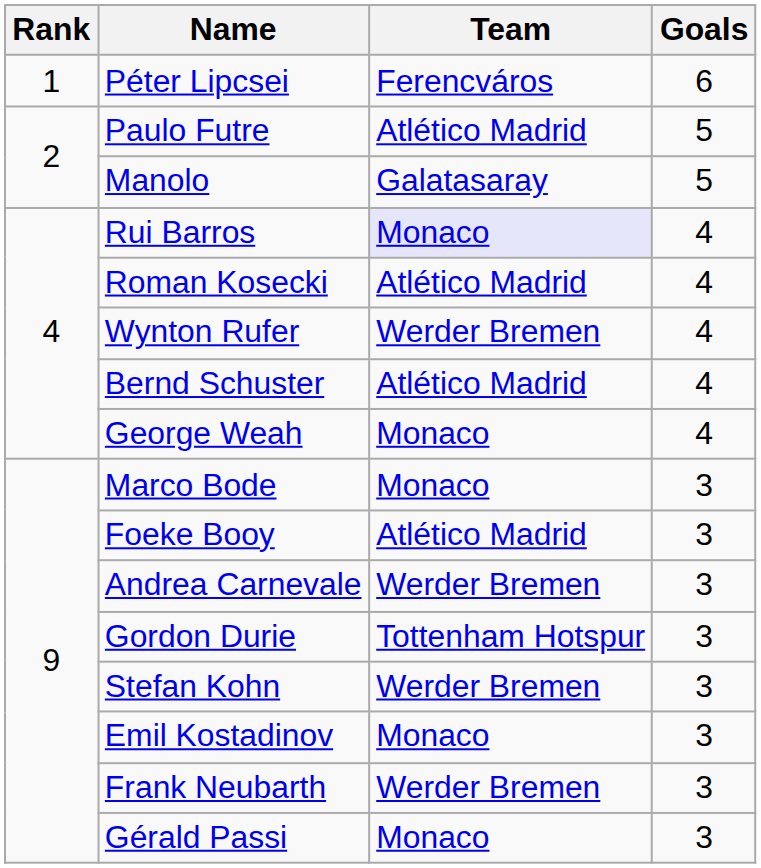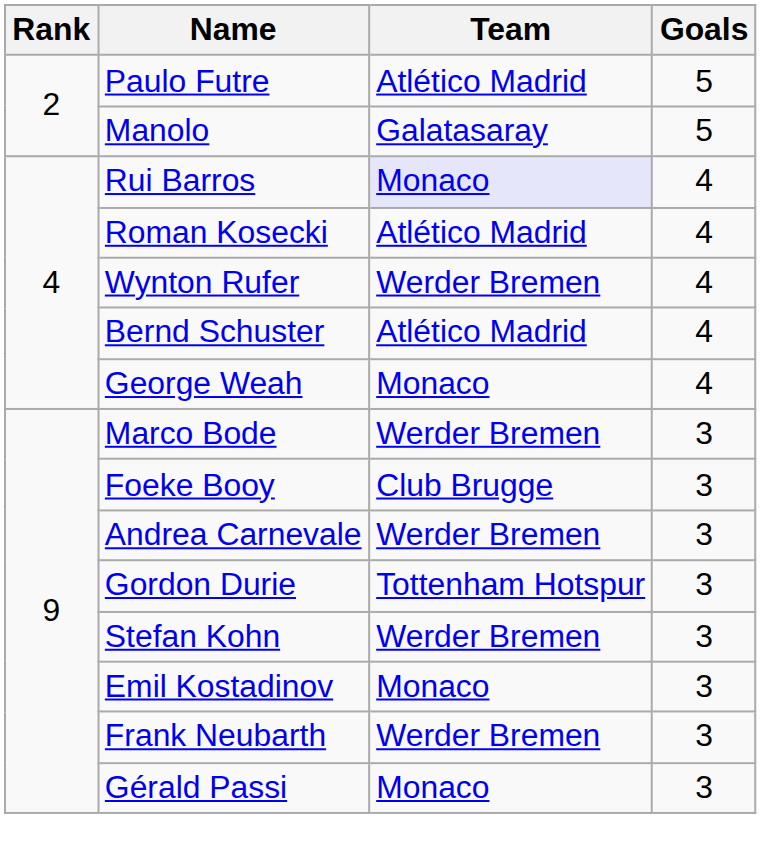- row: (197, 80)
(433, 484) Monaco -> (488, 433) Werder Bremen
(481, 534) Atlético Madrid -> (465, 484) Club Brugge
